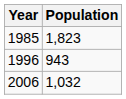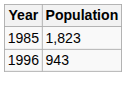- row: (23, 82)
